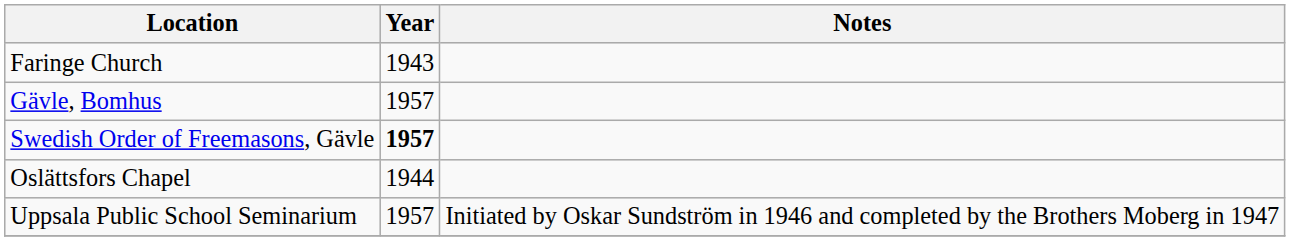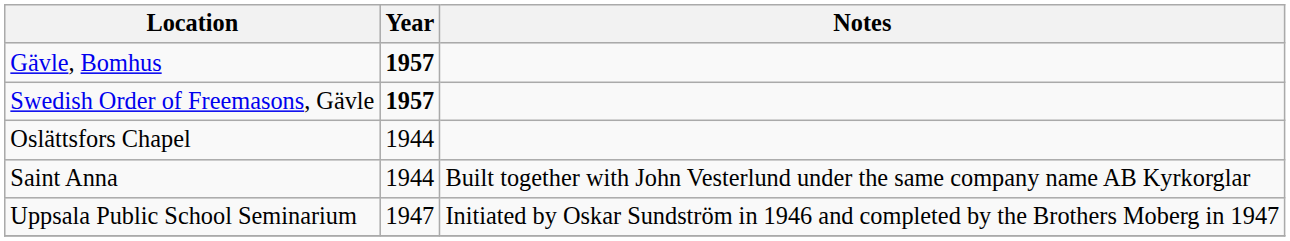- row: (86, 62)
(410, 100) normal -> (410, 62) bold
+ row: (64, 178)
(410, 216) 1957 -> (410, 216) 1947
